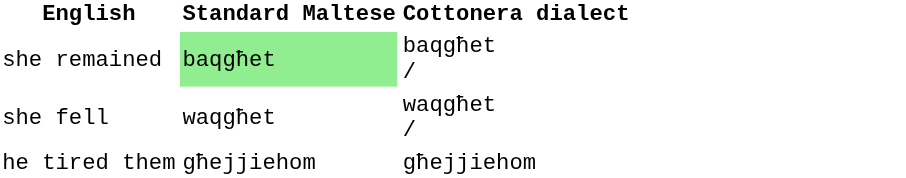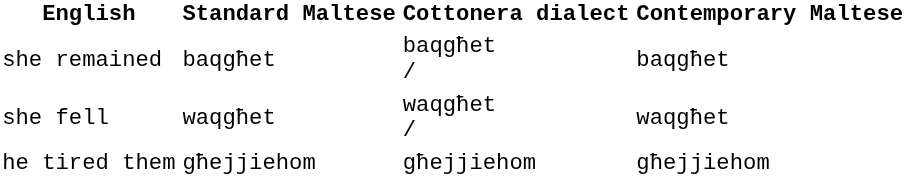+ column: (770, 14)
(229, 59) lightgreen background -> (229, 59) no background
